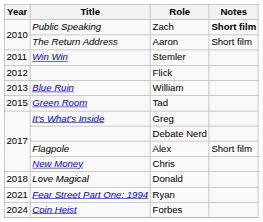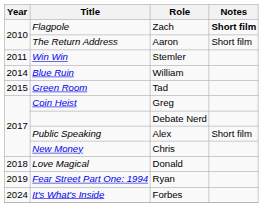(67, 27) Public Speaking -> (51, 27) Flagpole
- row: (162, 73)
(17, 88) 2013 -> (17, 73) 2014
(68, 118) It's What's Inside -> (54, 103) Coin Heist
(51, 149) Flagpole -> (67, 133) Public Speaking
(17, 194) 2021 -> (17, 179) 2019
(54, 210) Coin Heist -> (68, 194) It's What's Inside
